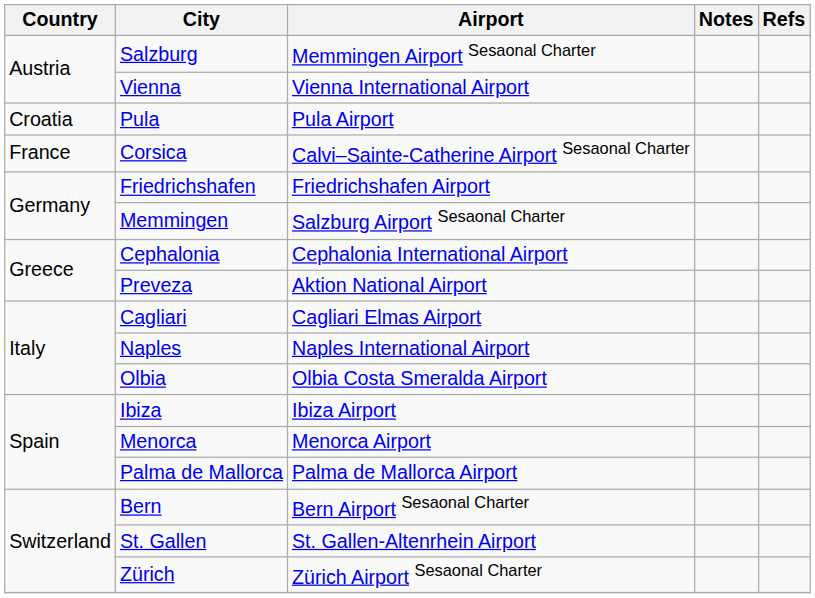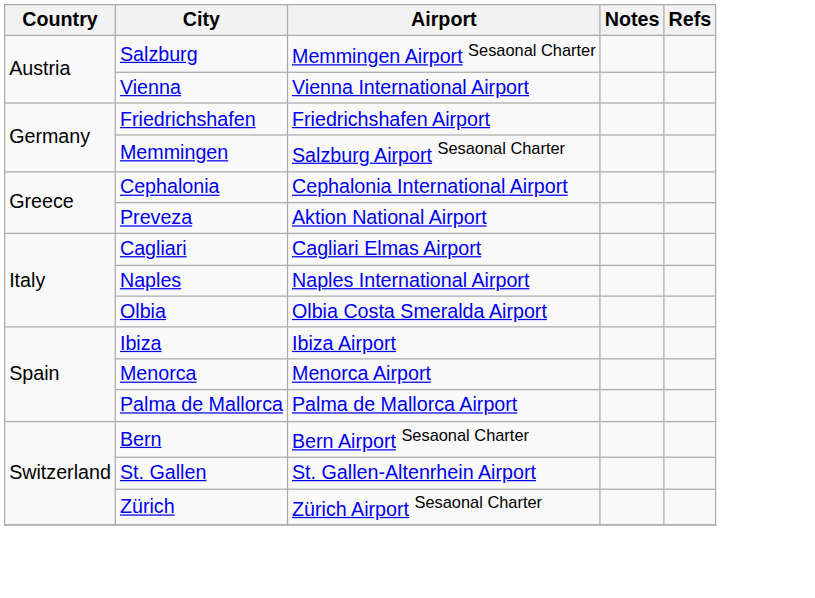- row: (140, 119)
- row: (153, 152)
